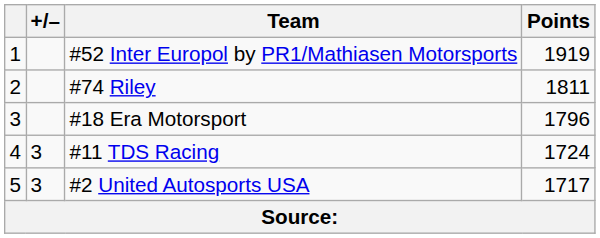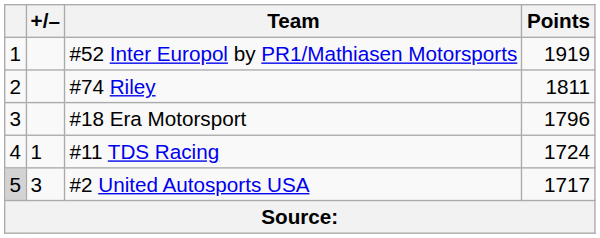(36, 152) 3 -> (36, 152) 1
(15, 185) no background -> (15, 185) lightgrey background
